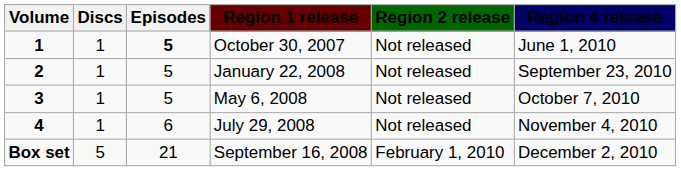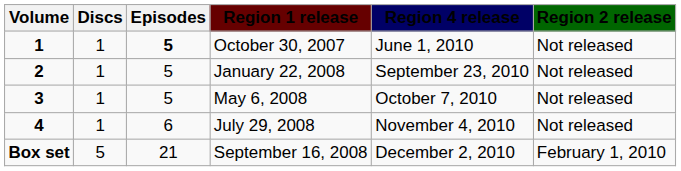columns swapped: (443, 17) <-> (595, 17)
